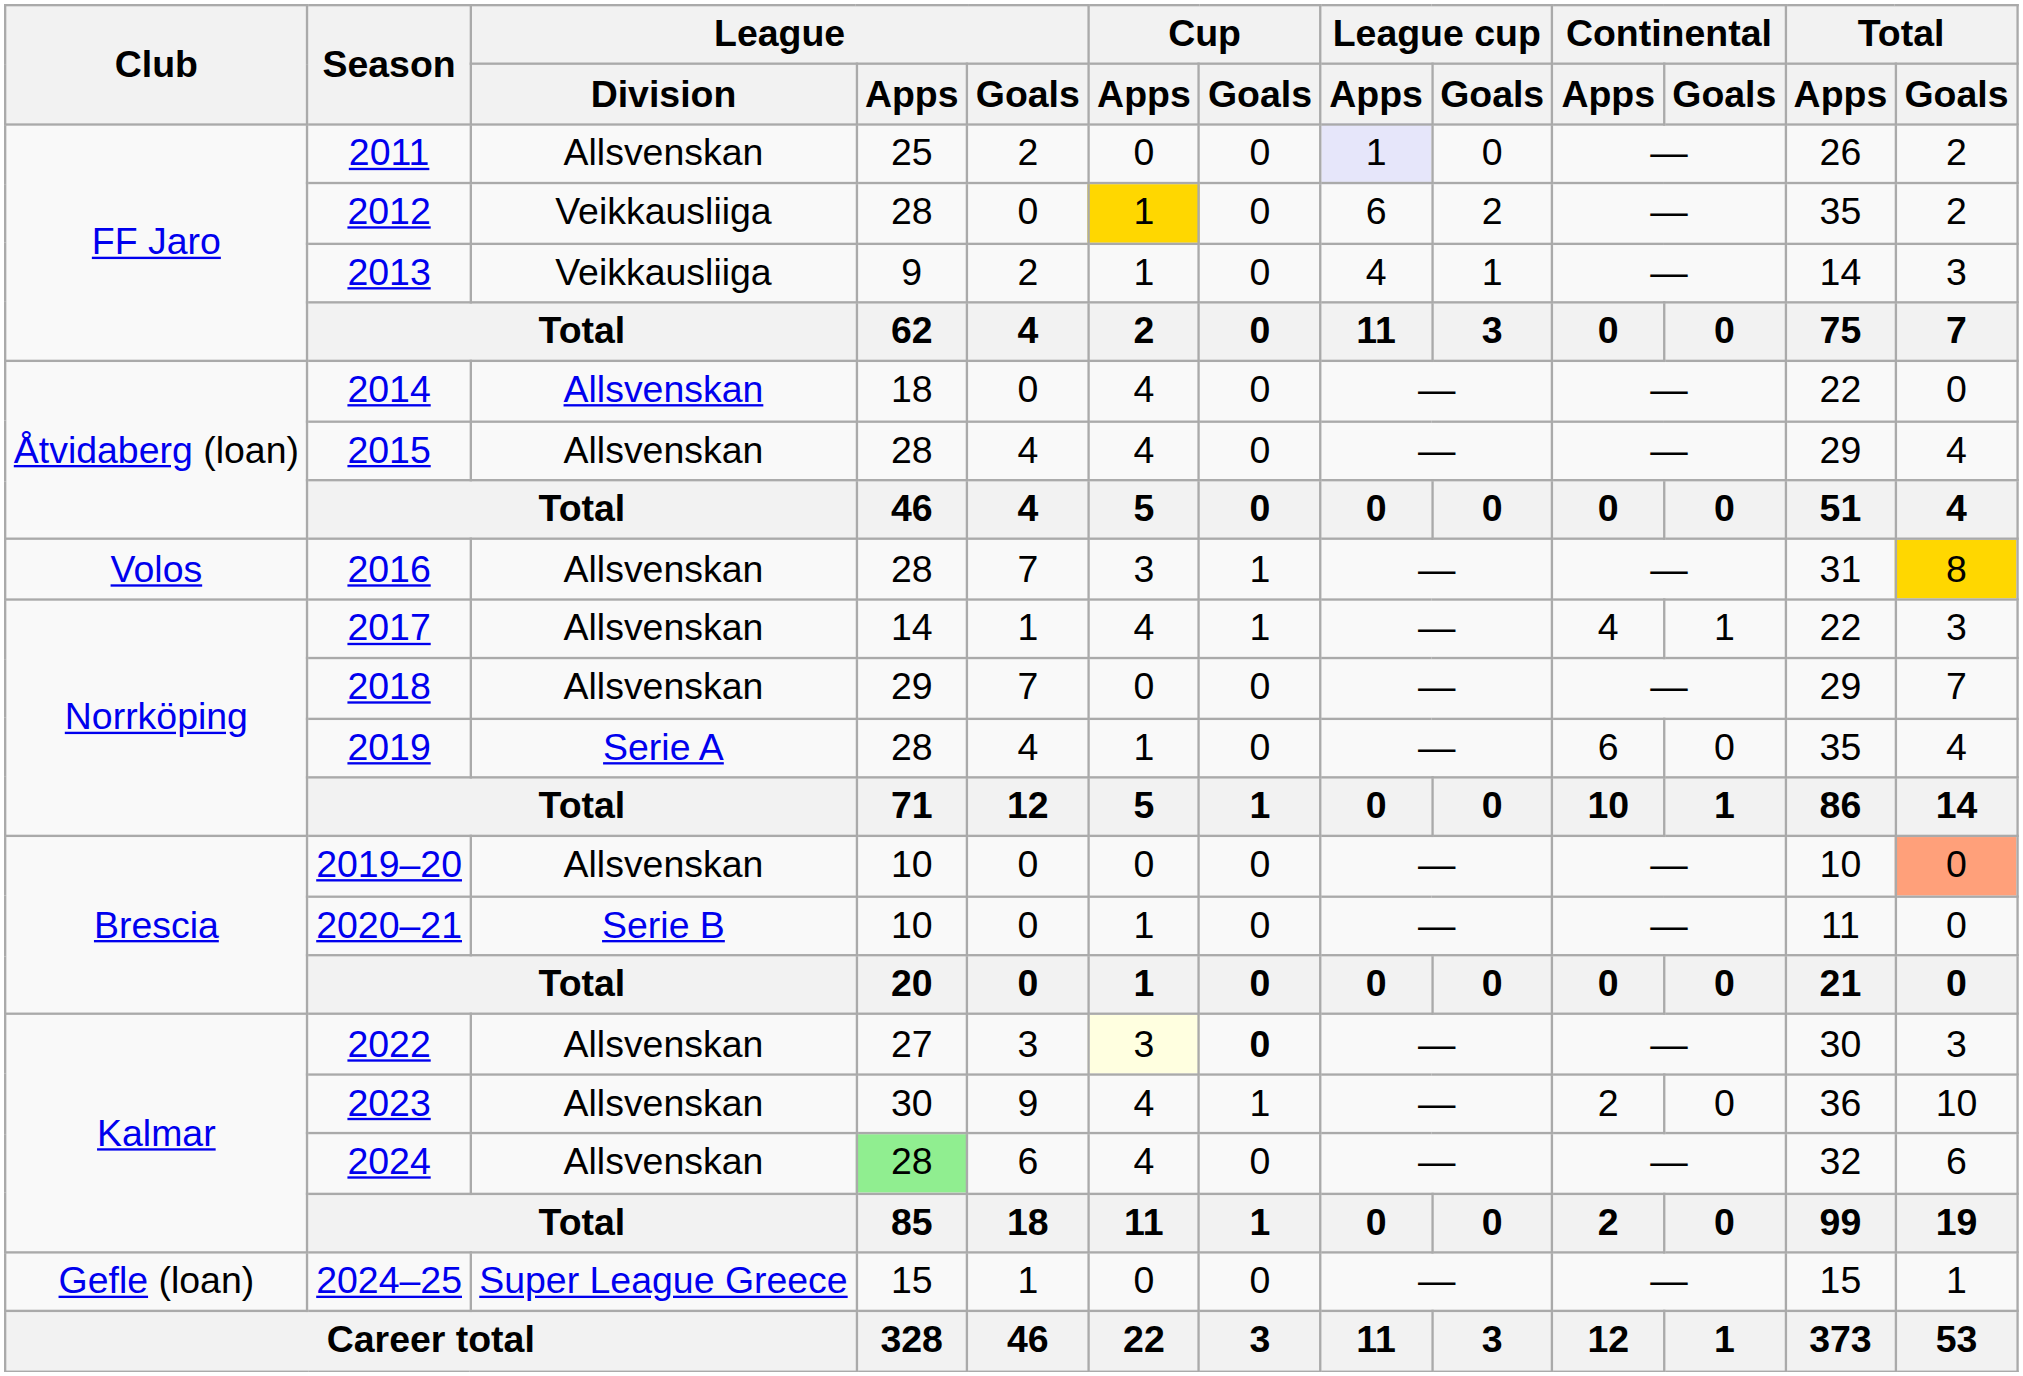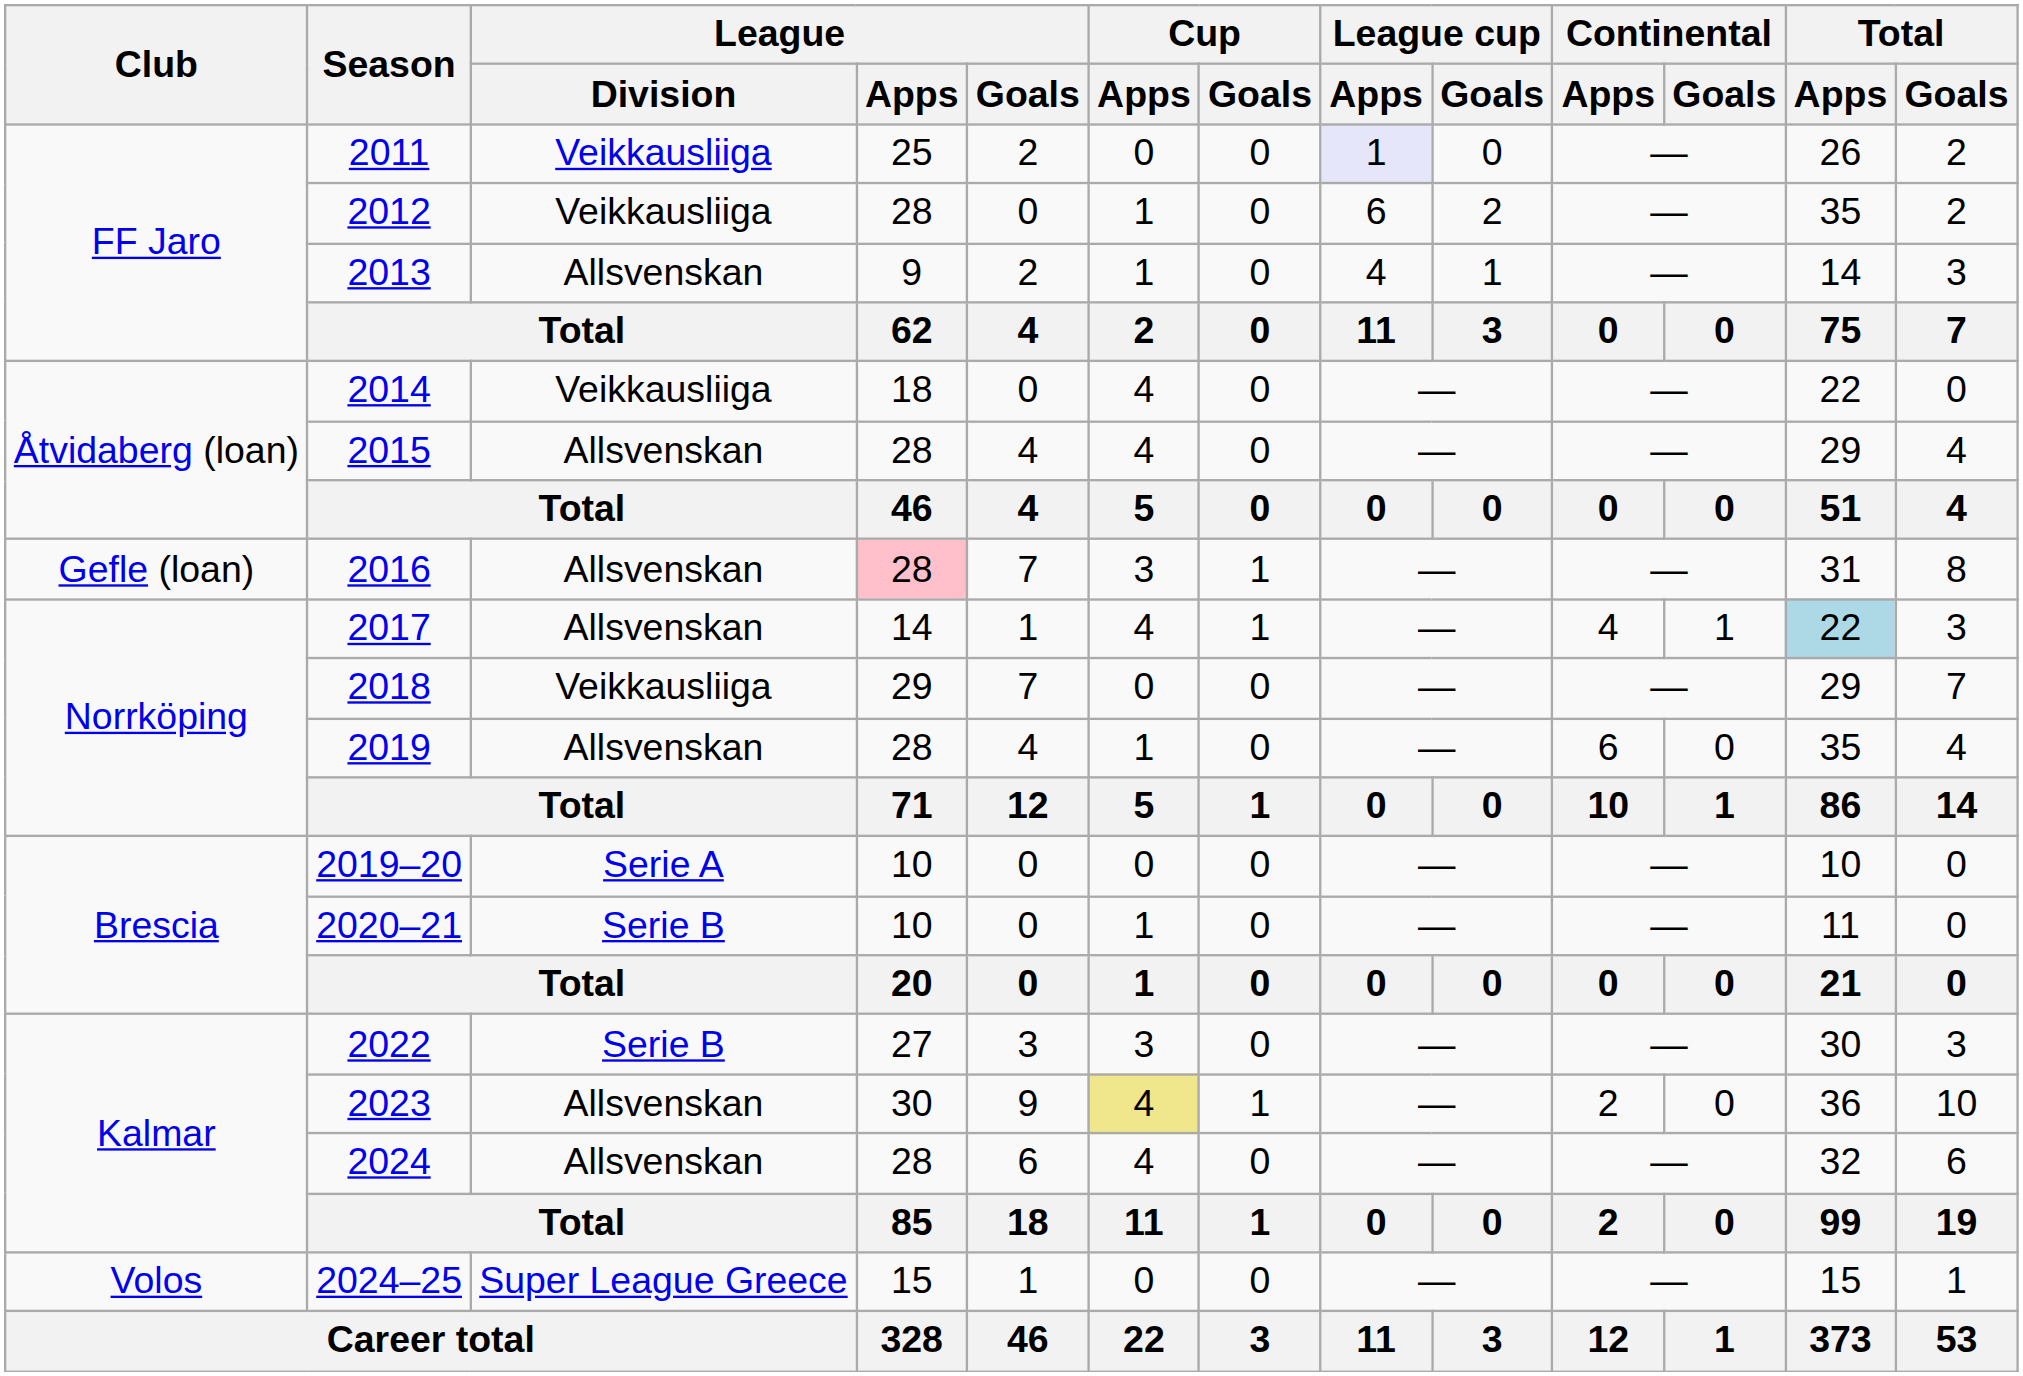(663, 152) Allsvenskan -> (663, 152) Veikkausliiga
(1144, 212) gold background -> (1144, 212) no background
(663, 271) Veikkausliiga -> (663, 271) Allsvenskan
(663, 390) Allsvenskan -> (663, 390) Veikkausliiga
(156, 568) Volos -> (156, 568) Gefle (loan)
(912, 568) no background -> (912, 568) pink background
(1957, 568) gold background -> (1957, 568) no background
(1840, 627) no background -> (1840, 627) lightblue background
(663, 687) Allsvenskan -> (663, 687) Veikkausliiga
(663, 746) Serie A -> (663, 746) Allsvenskan
(663, 865) Allsvenskan -> (663, 865) Serie A
(1957, 865) lightsalmon background -> (1957, 865) no background
(663, 1043) Allsvenskan -> (663, 1043) Serie B
(1144, 1043) lightyellow background -> (1144, 1043) no background
(1260, 1043) bold -> (1260, 1043) normal
(1144, 1102) no background -> (1144, 1102) khaki background
(912, 1162) lightgreen background -> (912, 1162) no background
(156, 1281) Gefle (loan) -> (156, 1281) Volos
